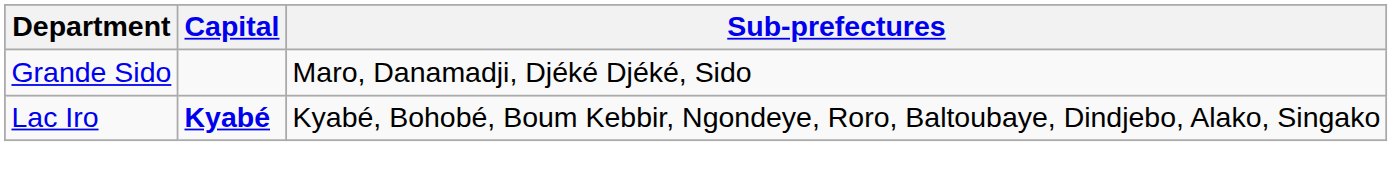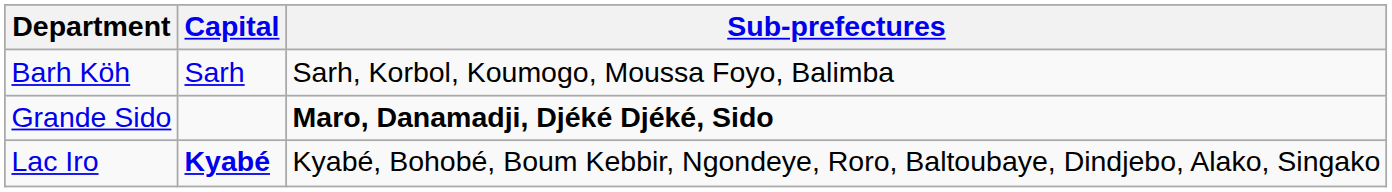+ row: (71, 72)
(522, 72) normal -> (533, 117) bold
